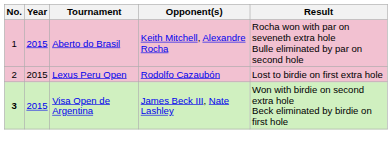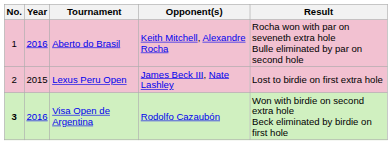(37, 43) 2015 -> (37, 43) 2016
(180, 75) Rodolfo Cazaubón -> (185, 80) James Beck III, Nate Lashley
(37, 106) 2015 -> (37, 116) 2016
(185, 106) James Beck III, Nate Lashley -> (180, 116) Rodolfo Cazaubón
